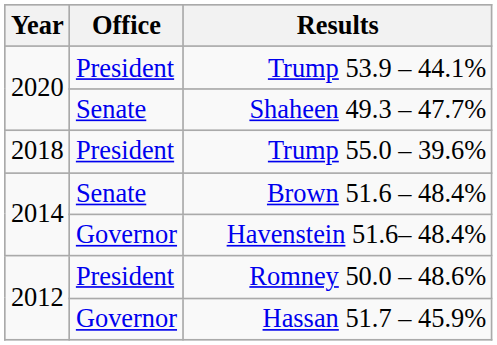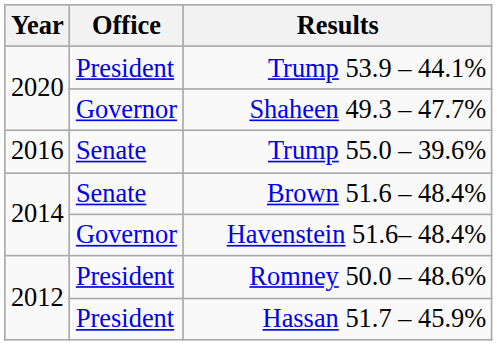(111, 109) Senate -> (126, 109) Governor
(37, 151) 2018 -> (37, 151) 2016
(125, 151) President -> (111, 151) Senate
(126, 318) Governor -> (125, 318) President
